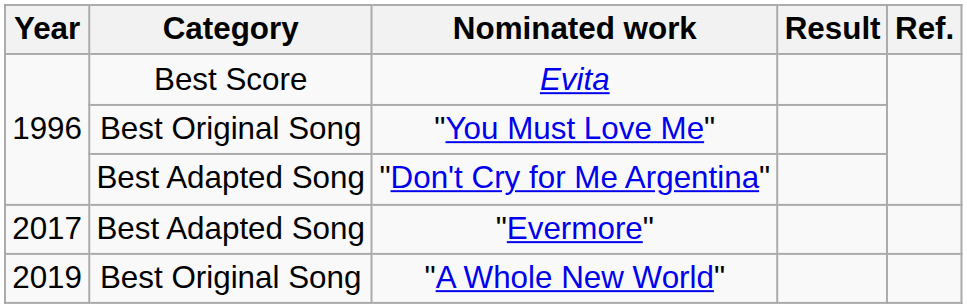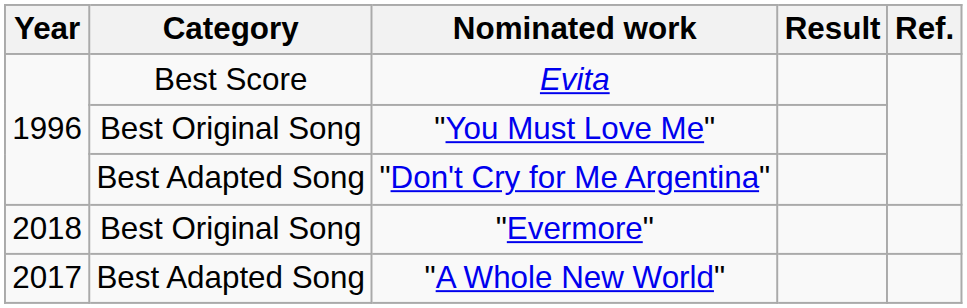(47, 228) 2017 -> (47, 228) 2018
(231, 228) Best Adapted Song -> (231, 228) Best Original Song
(47, 278) 2019 -> (47, 278) 2017
(231, 278) Best Original Song -> (231, 278) Best Adapted Song
